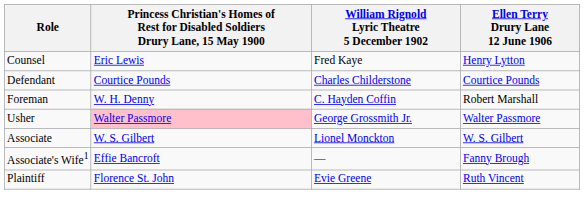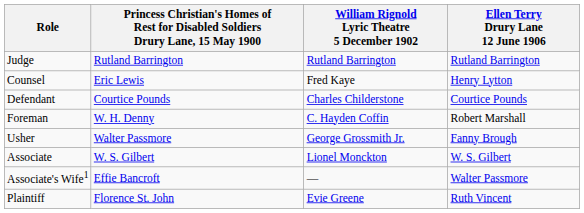+ row: (21, 61)
(133, 118) pink background -> (133, 138) no background
(502, 118) Walter Passmore -> (484, 138) Fanny Brough
(496, 158) Fanny Brough -> (489, 178) Walter Passmore
